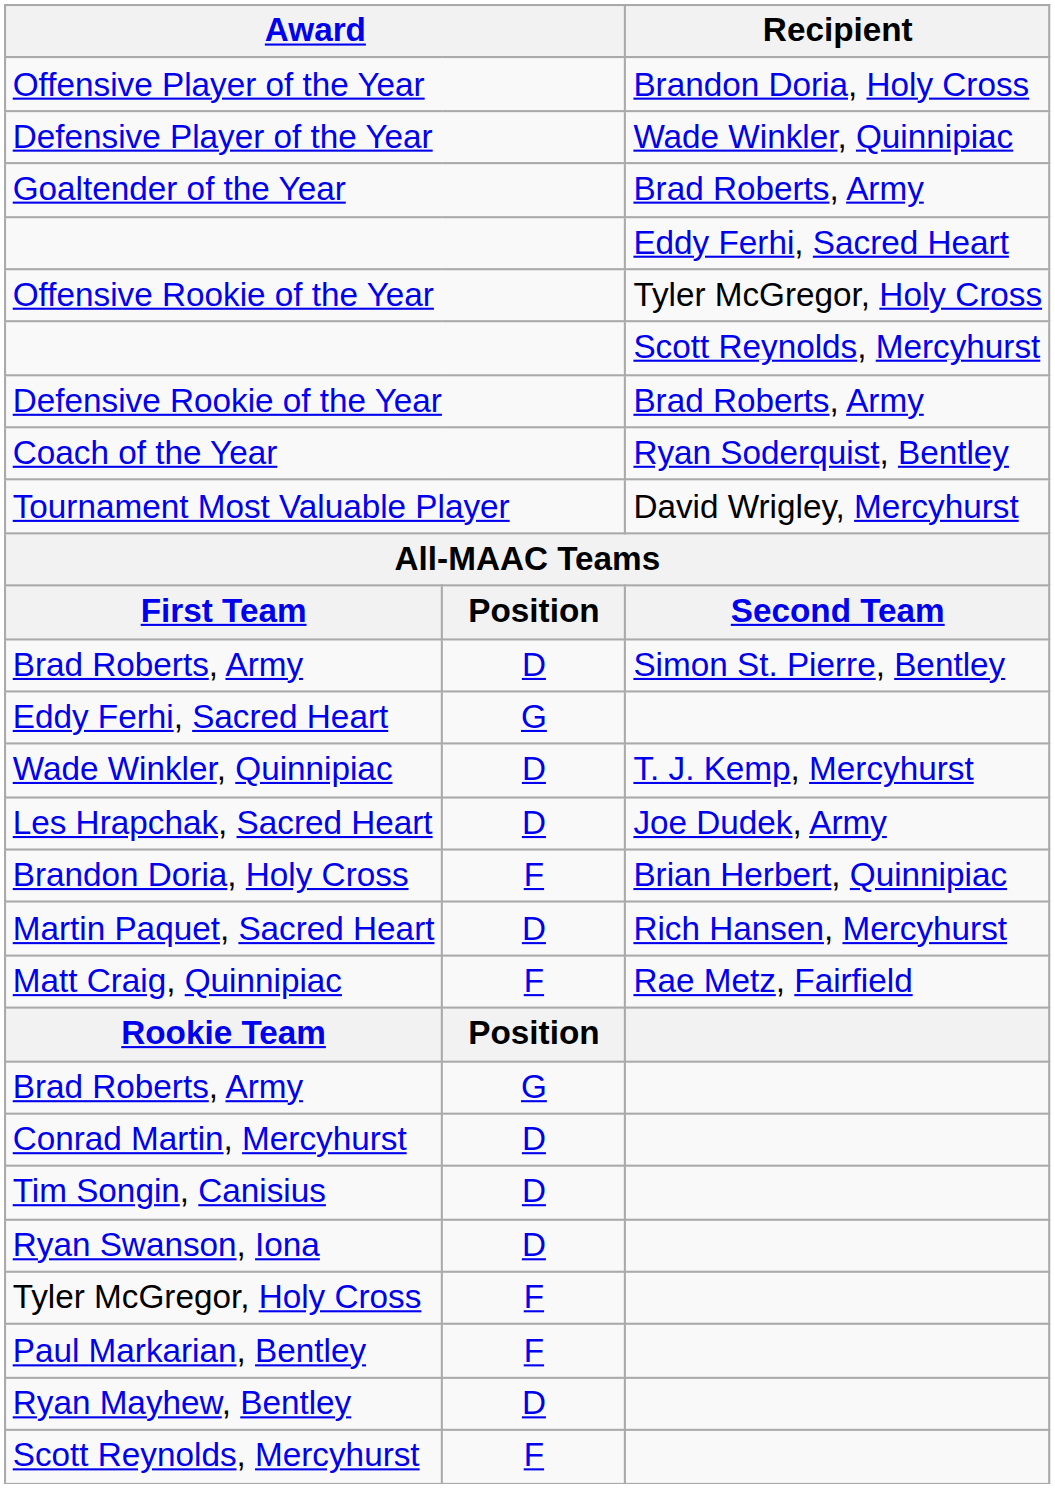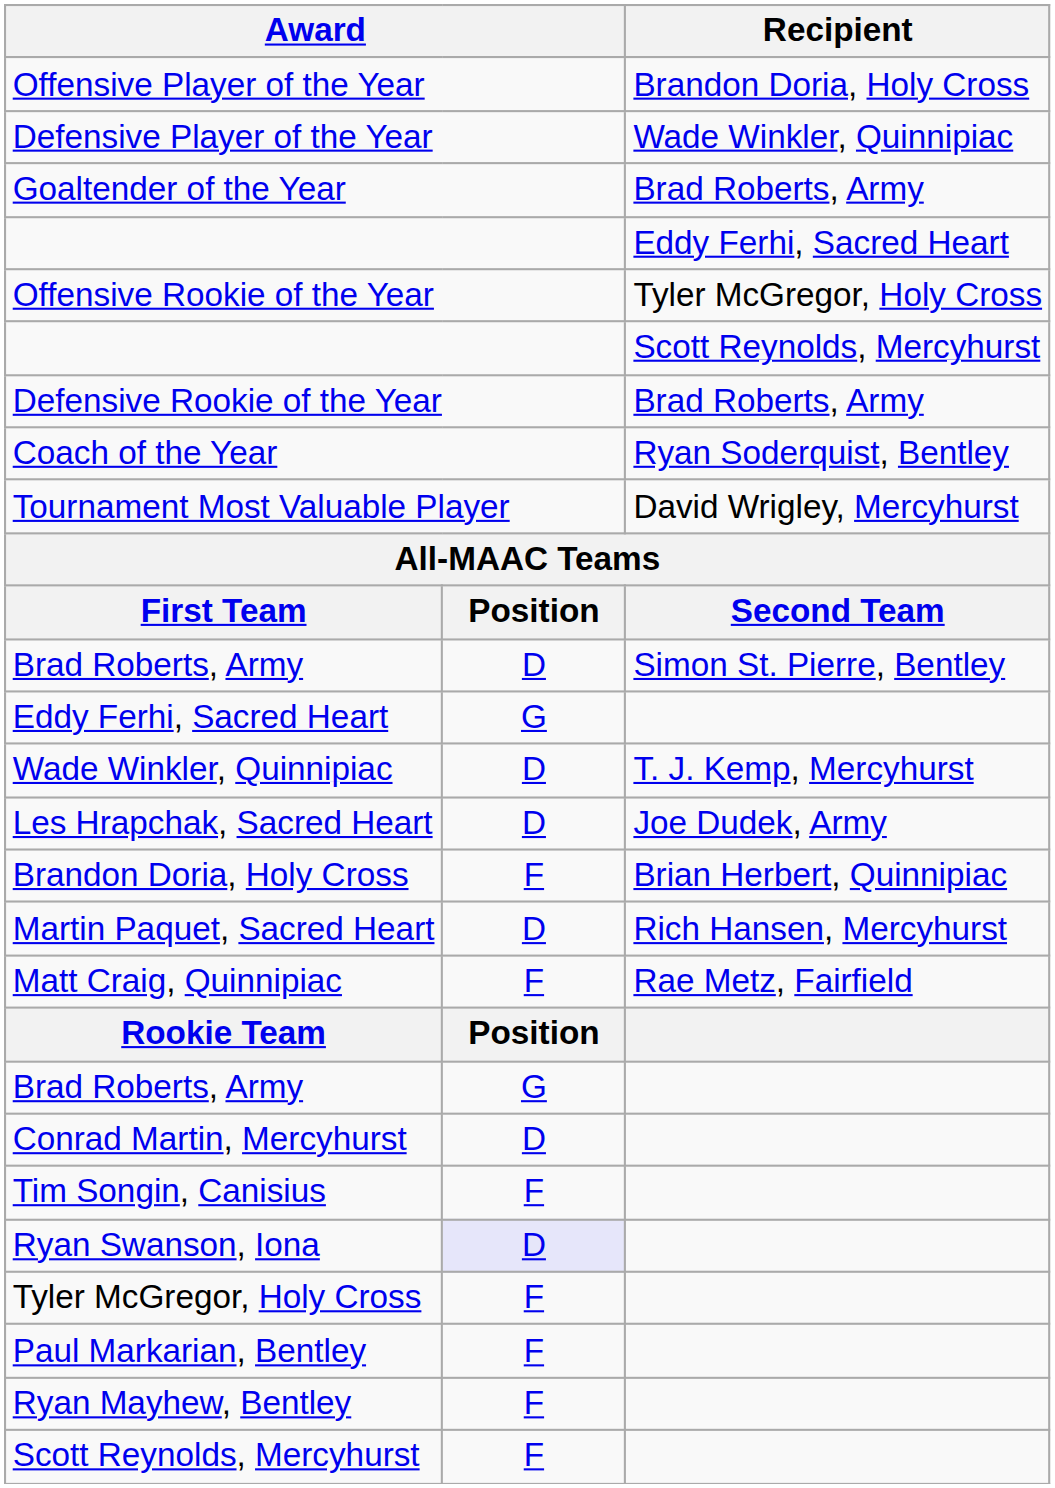(534, 1192) D -> (534, 1192) F
(534, 1244) no background -> (534, 1244) lavender background
(534, 1403) D -> (534, 1403) F
